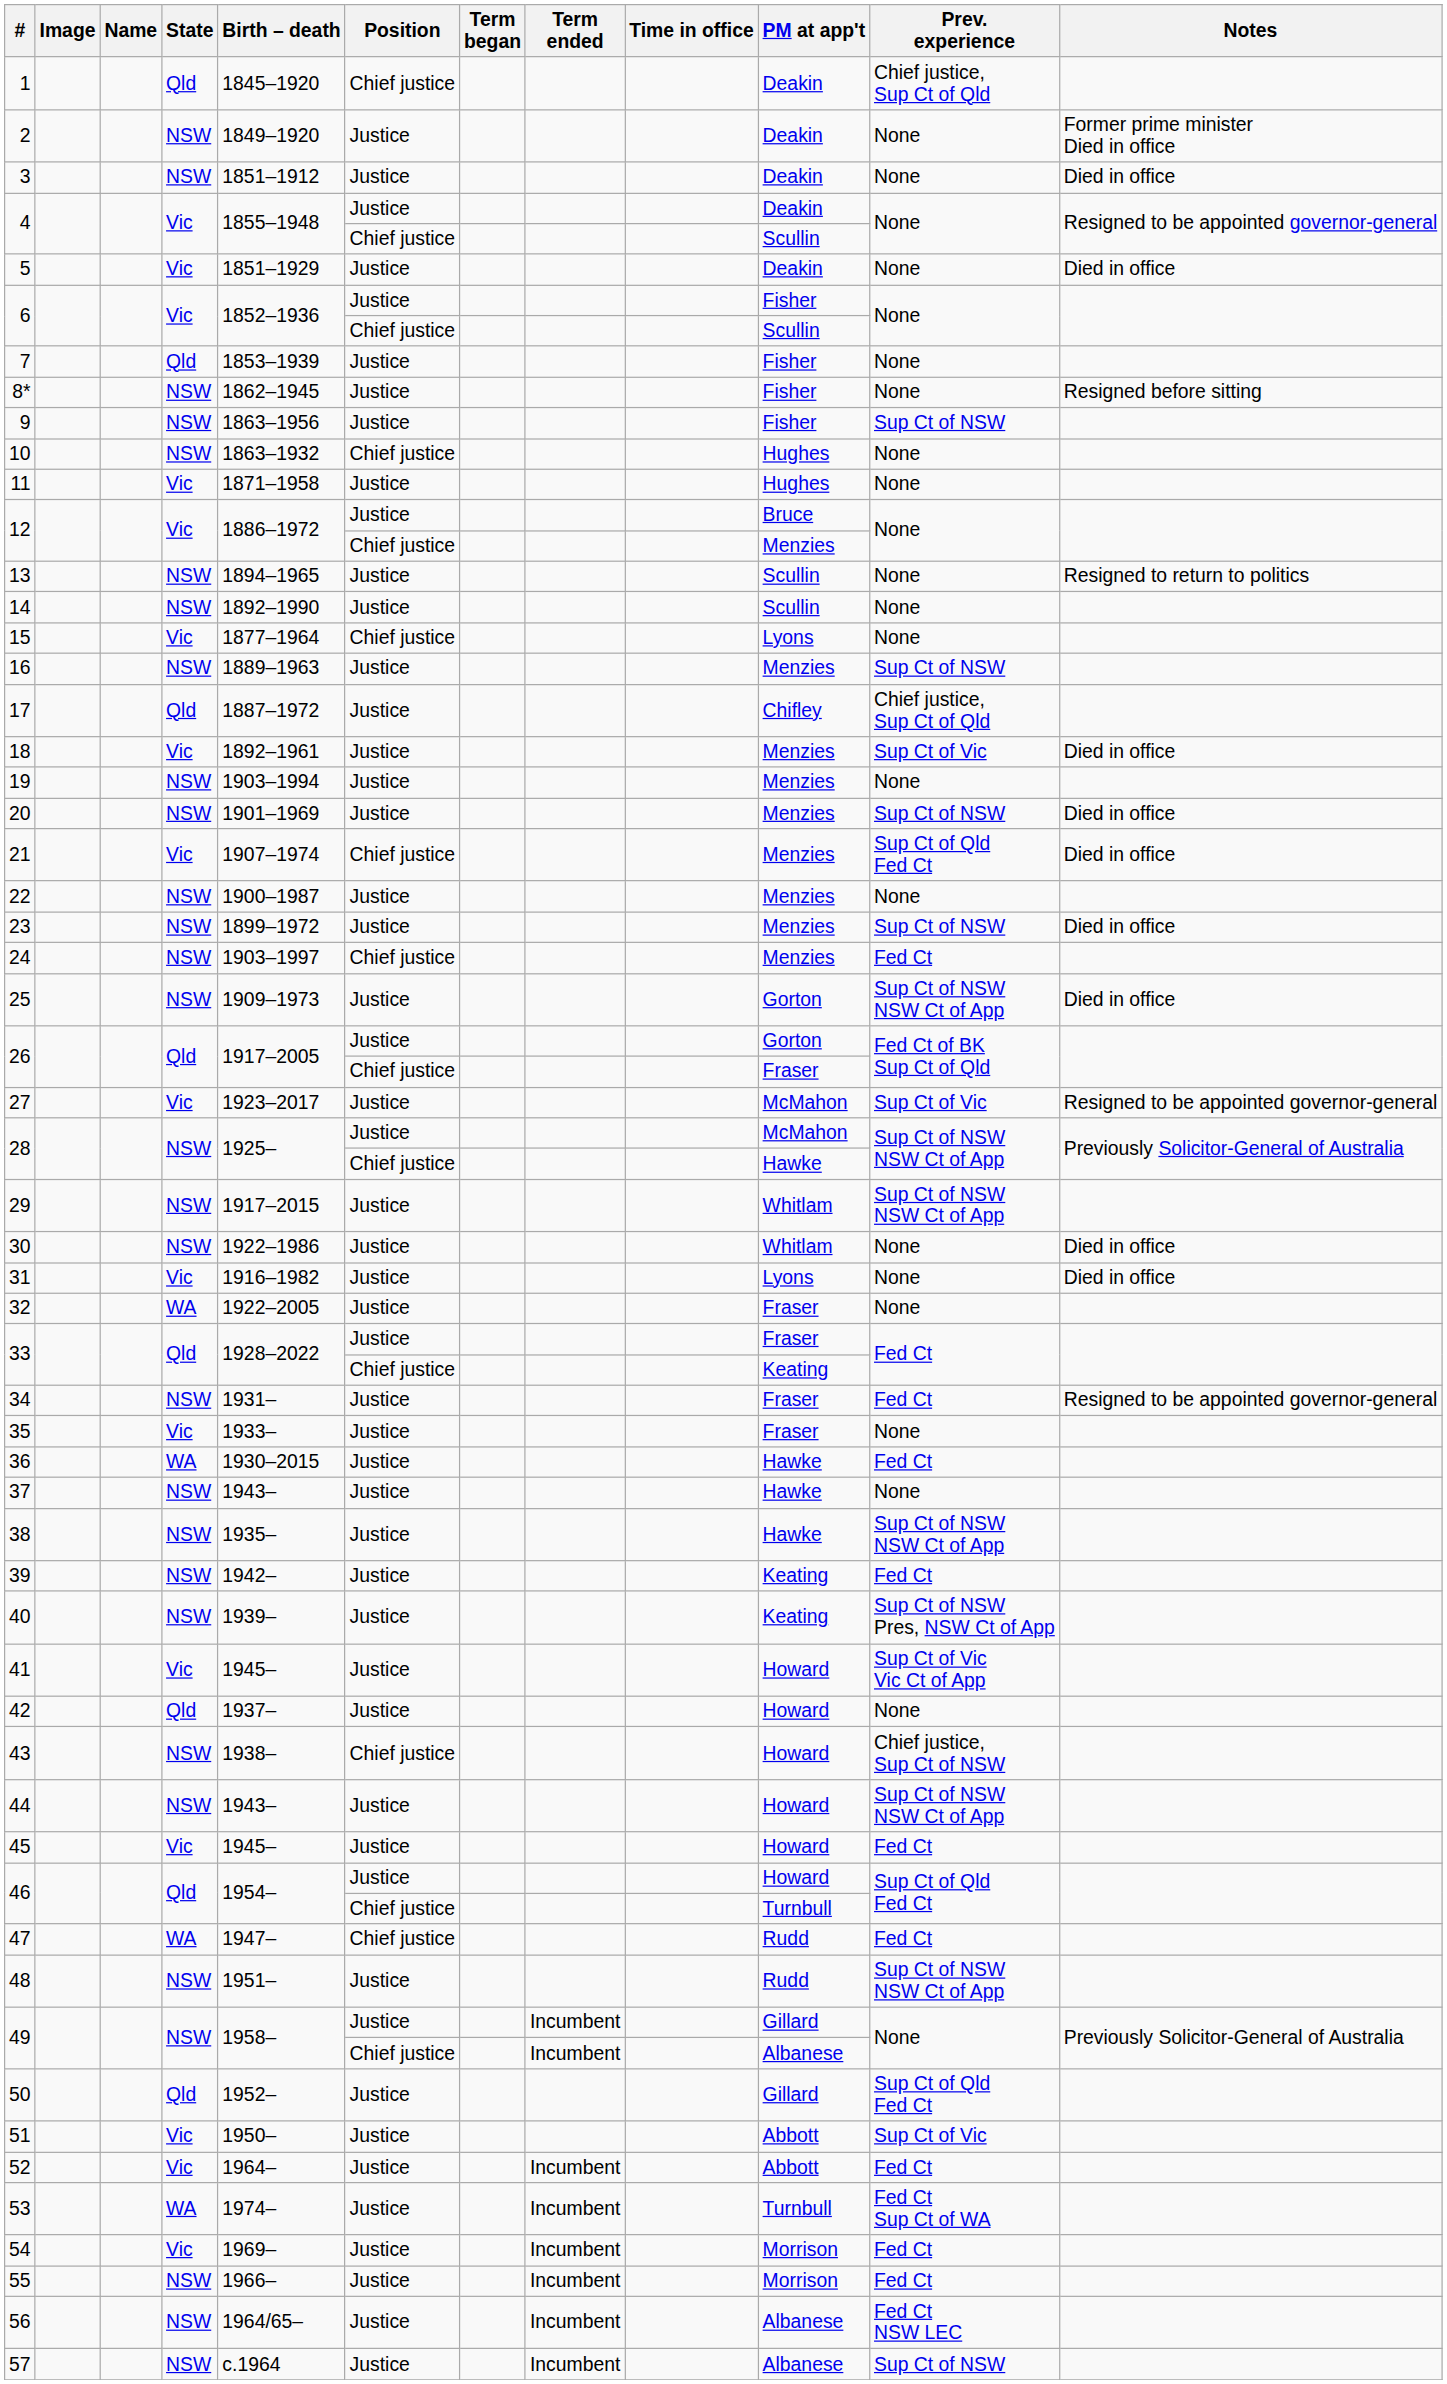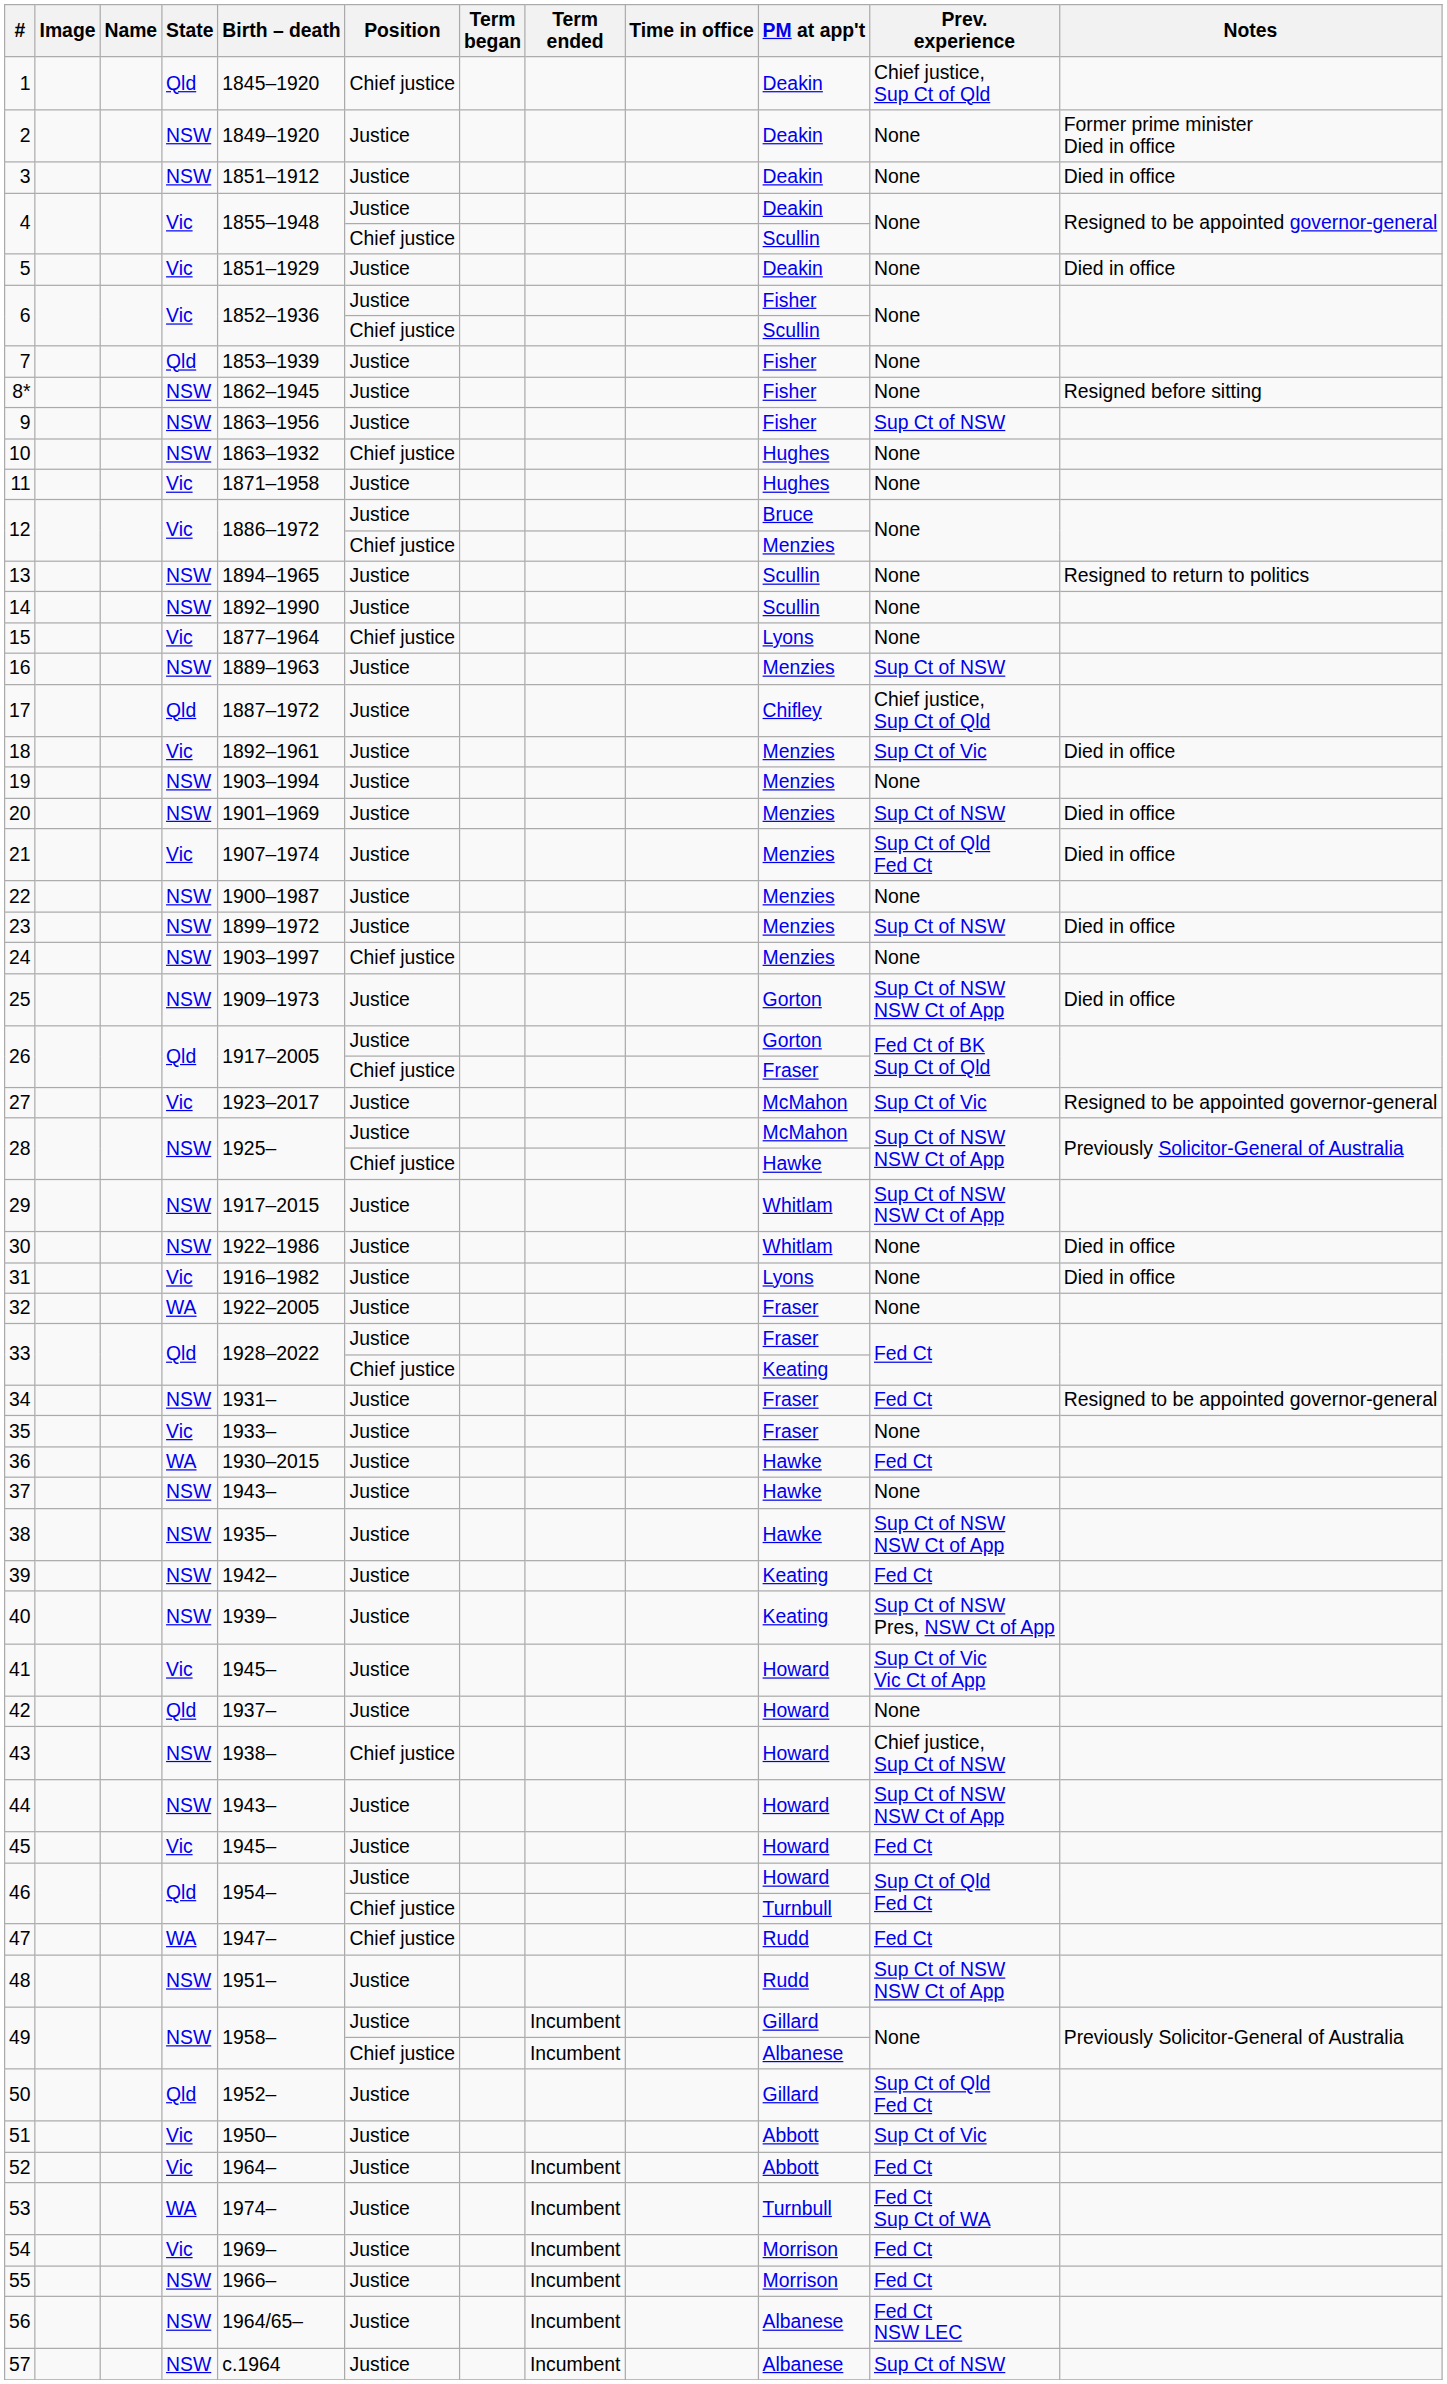(402, 854) Chief justice -> (380, 854) Justice
(903, 957) Fed Ct -> (897, 957) None
